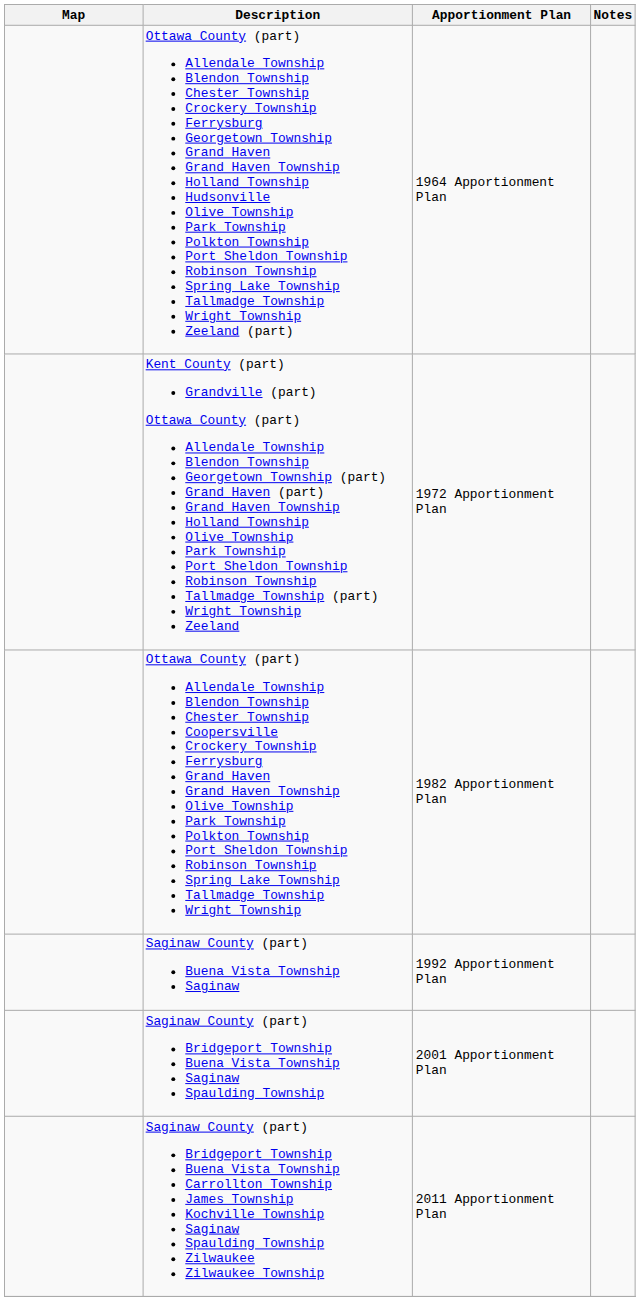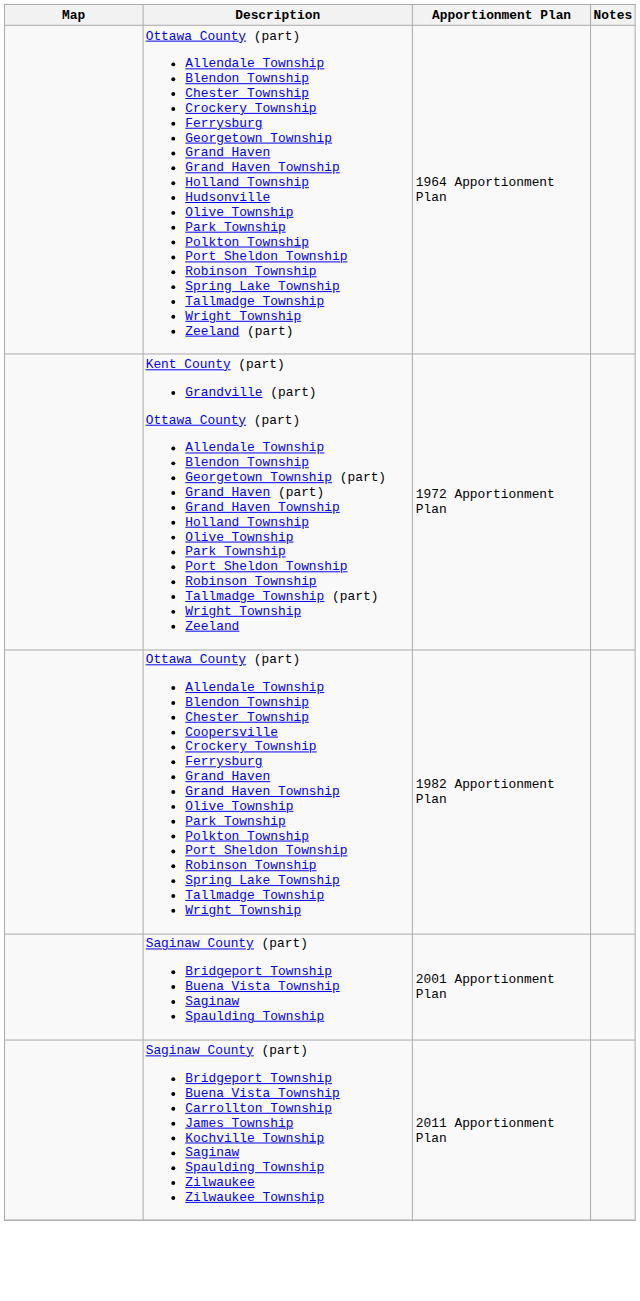- row: (278, 966)
